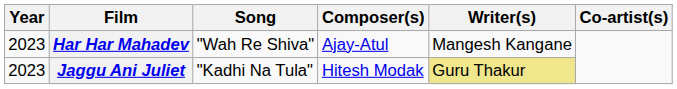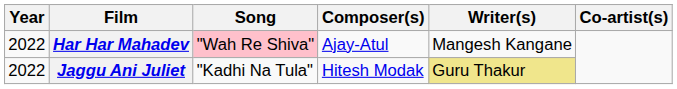(27, 44) 2023 -> (27, 44) 2022
(255, 44) no background -> (255, 44) pink background
(27, 70) 2023 -> (27, 70) 2022
